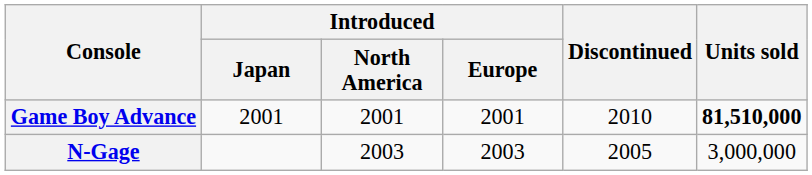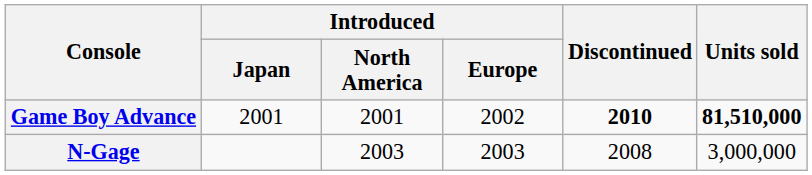(503, 116) 2001 -> (503, 116) 2002
(630, 116) normal -> (630, 116) bold
(630, 151) 2005 -> (630, 151) 2008
